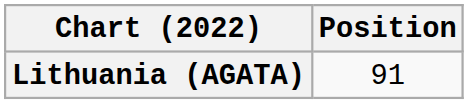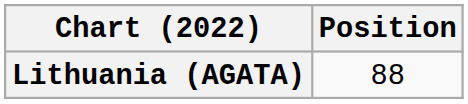(388, 75) 91 -> (388, 75) 88
